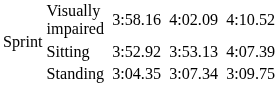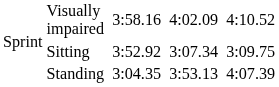(194, 51) 3:53.13 -> (194, 51) 3:07.34
(251, 51) 4:07.39 -> (251, 51) 3:09.75
(194, 73) 3:07.34 -> (194, 73) 3:53.13
(251, 73) 3:09.75 -> (251, 73) 4:07.39
